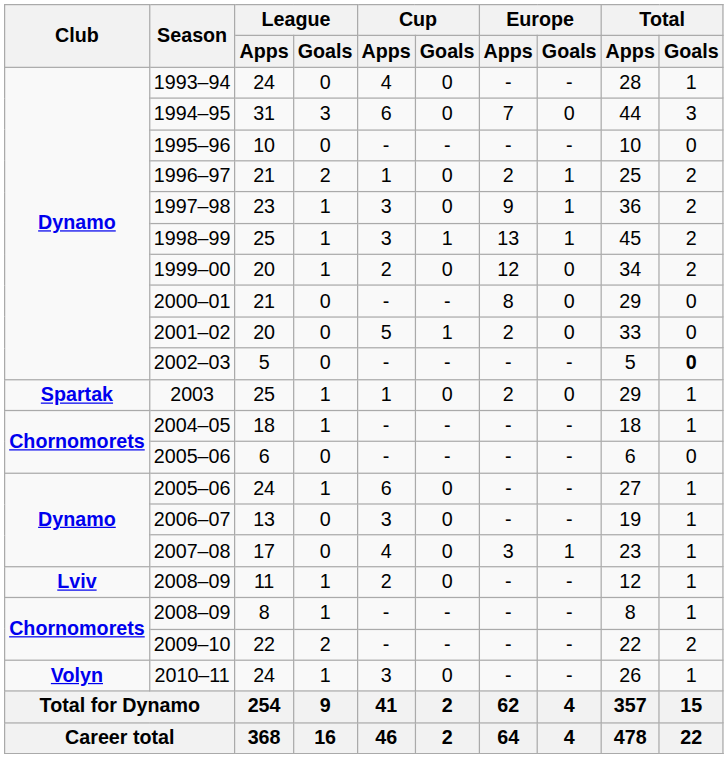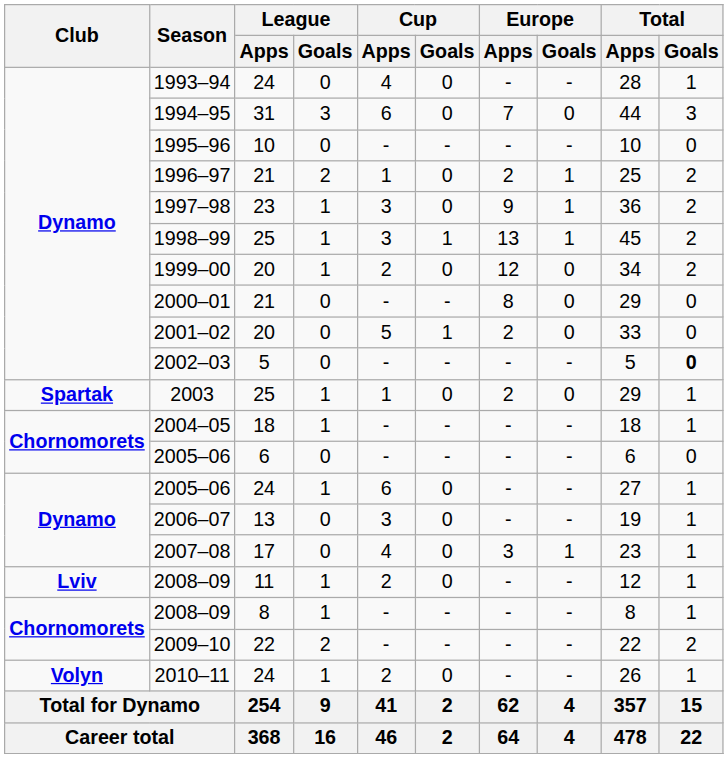(386, 675) 3 -> (386, 675) 2
